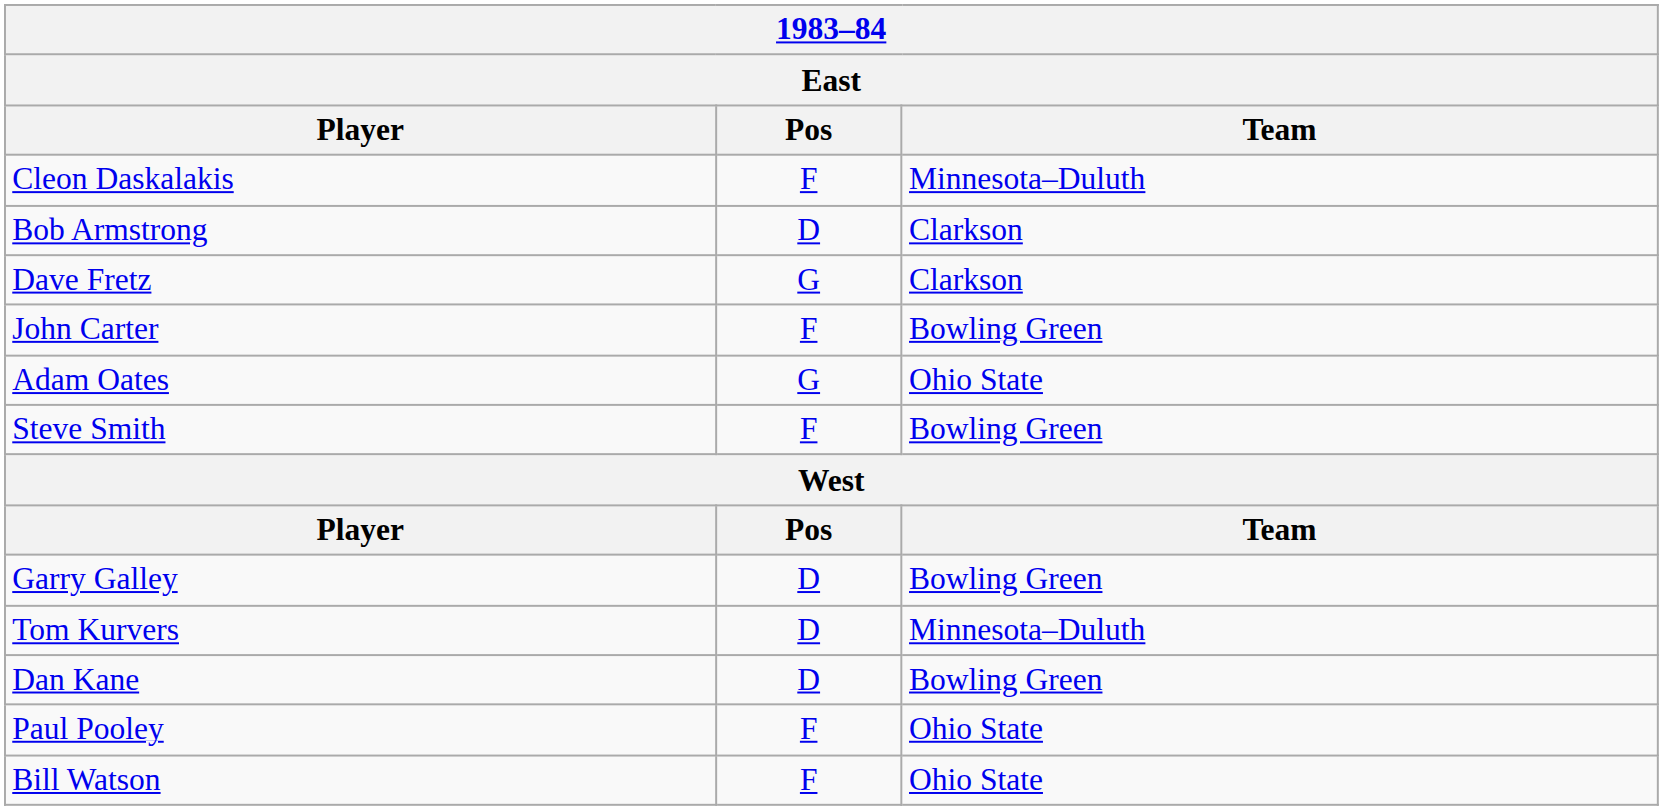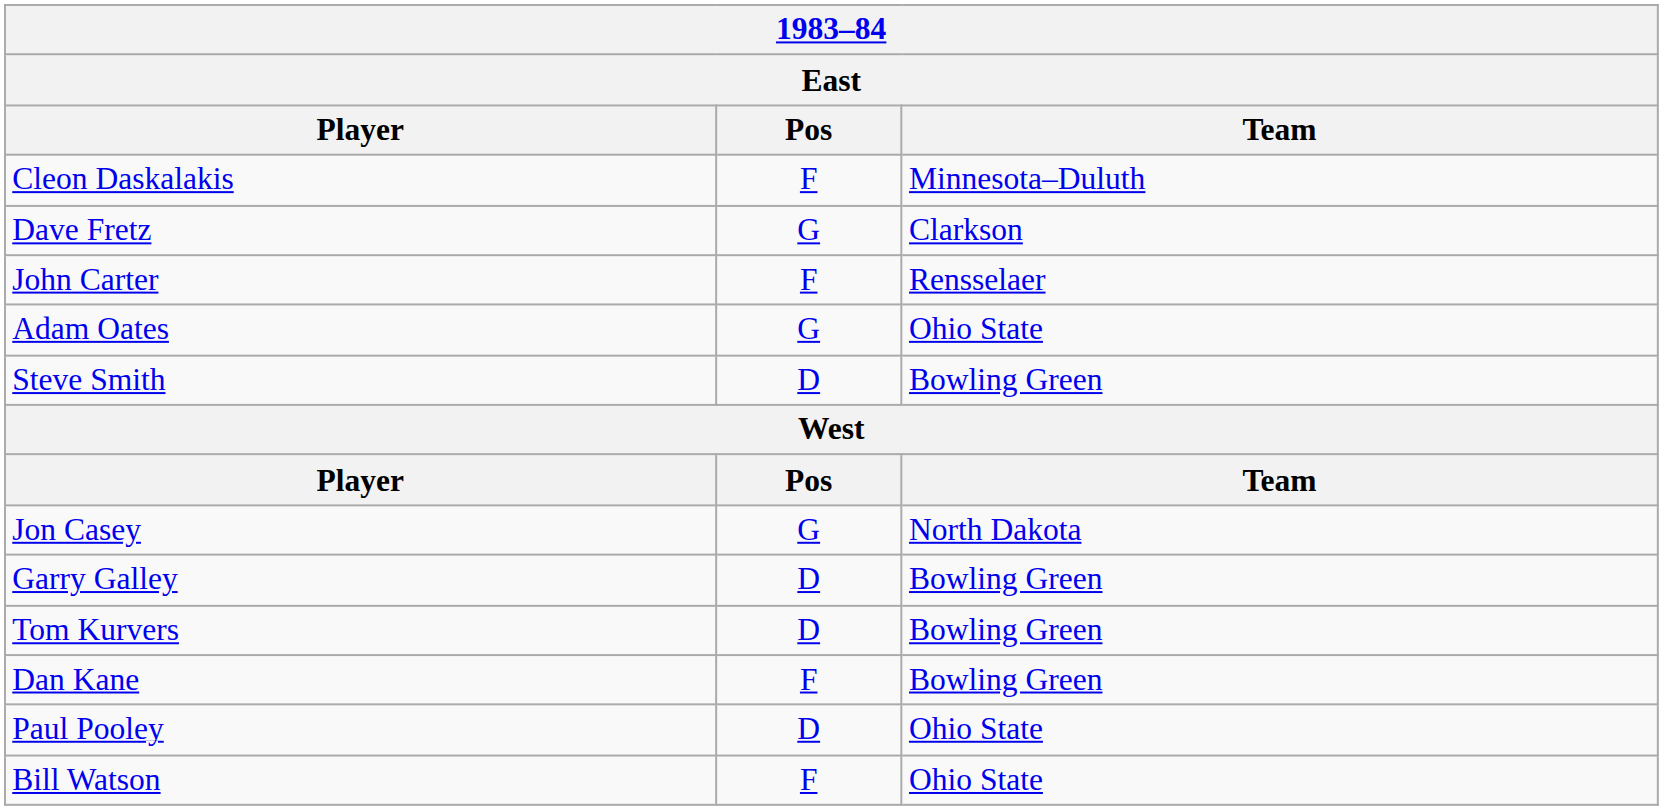- row: (110, 229)
(1006, 329) Bowling Green -> (977, 279) Rensselaer
(809, 429) F -> (809, 379) D
+ row: (77, 529)
(1027, 629) Minnesota–Duluth -> (1006, 629) Bowling Green
(809, 679) D -> (809, 679) F
(809, 729) F -> (809, 729) D
